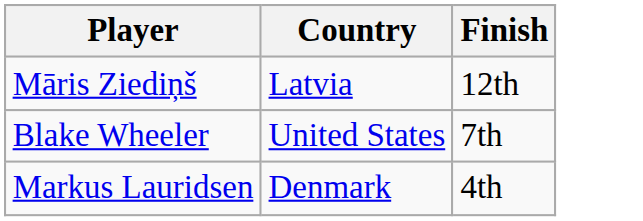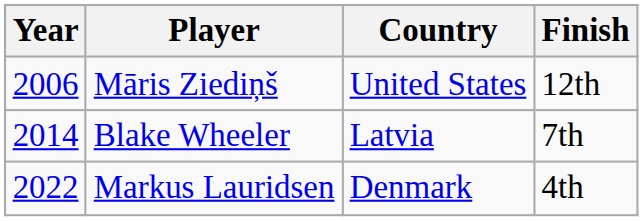+ column: (46, 30)
(311, 82) Latvia -> (438, 82) United States
(357, 135) United States -> (392, 135) Latvia
